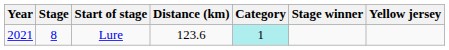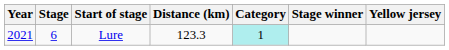(54, 34) 8 -> (54, 34) 6
(191, 34) 123.6 -> (191, 34) 123.3
